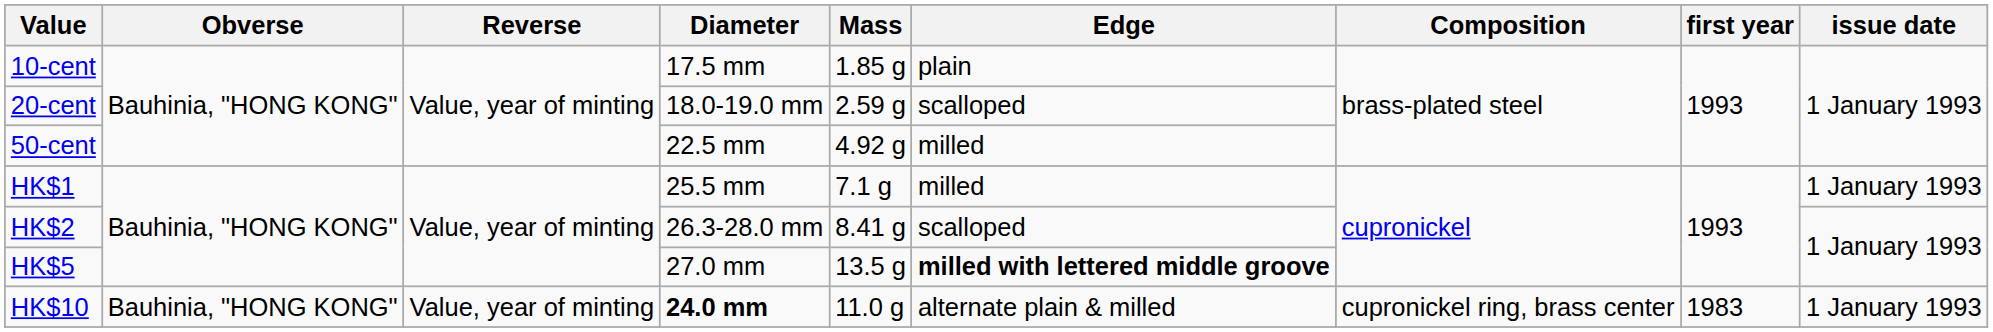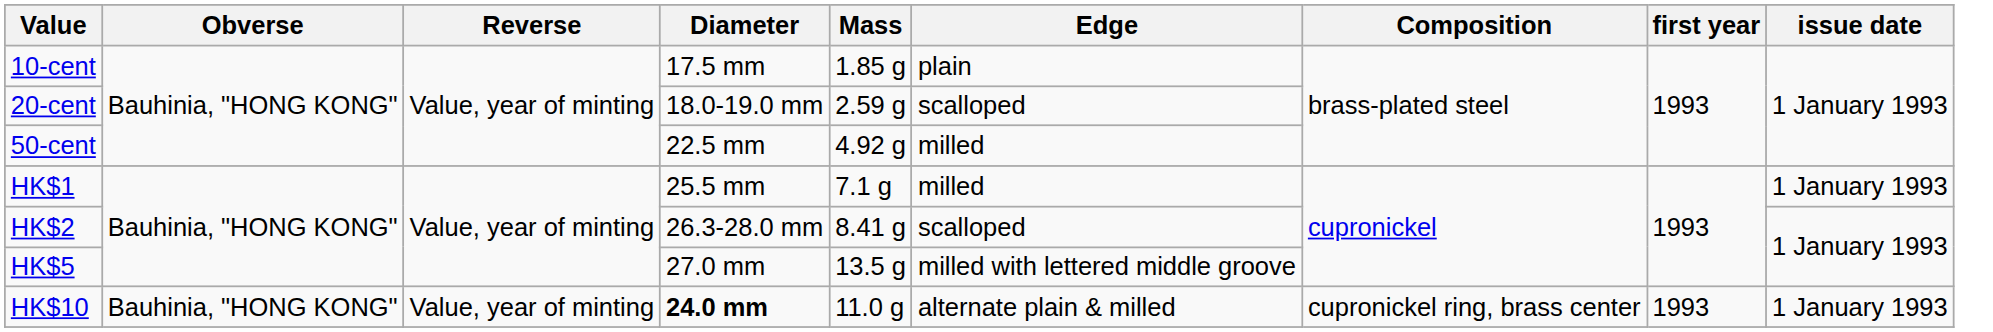(1124, 267) bold -> (1107, 267) normal
(1715, 307) 1983 -> (1681, 307) 1993
